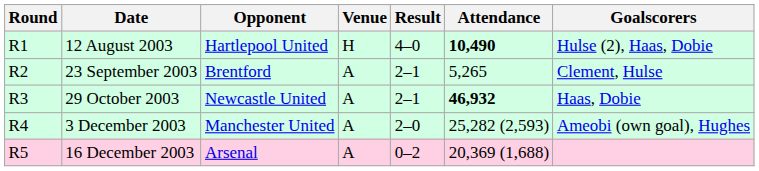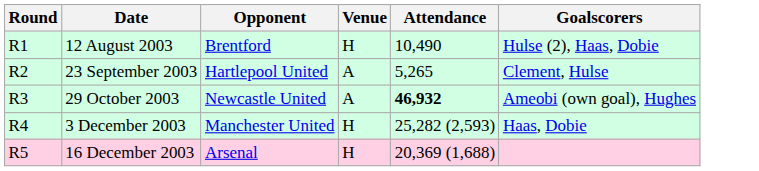- column: (418, 17)
(266, 44) Hartlepool United -> (238, 44) Brentford
(472, 44) bold -> (418, 44) normal
(238, 71) Brentford -> (266, 71) Hartlepool United
(599, 98) Haas, Dobie -> (599, 98) Ameobi (own goal), Hughes
(348, 125) A -> (348, 125) H
(653, 125) Ameobi (own goal), Hughes -> (545, 125) Haas, Dobie
(348, 152) A -> (348, 152) H
